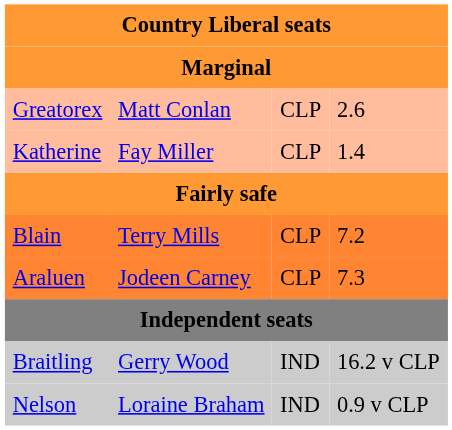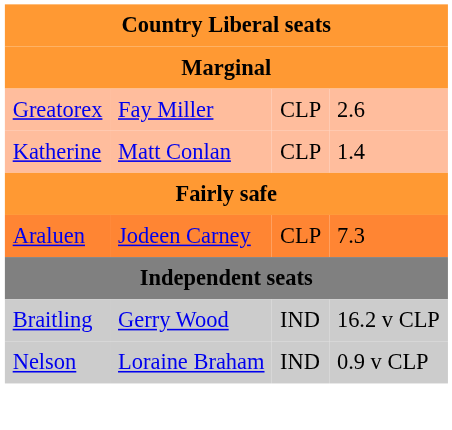(174, 108) Matt Conlan -> (166, 108) Fay Miller
(166, 151) Fay Miller -> (174, 151) Matt Conlan
- row: (37, 235)
